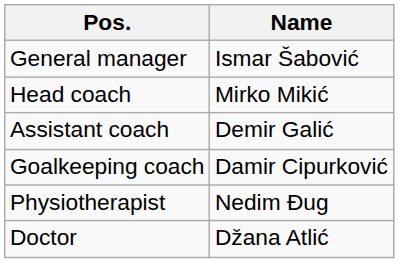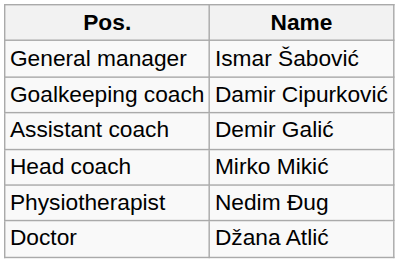rows swapped: (71, 94) <-> (107, 166)
